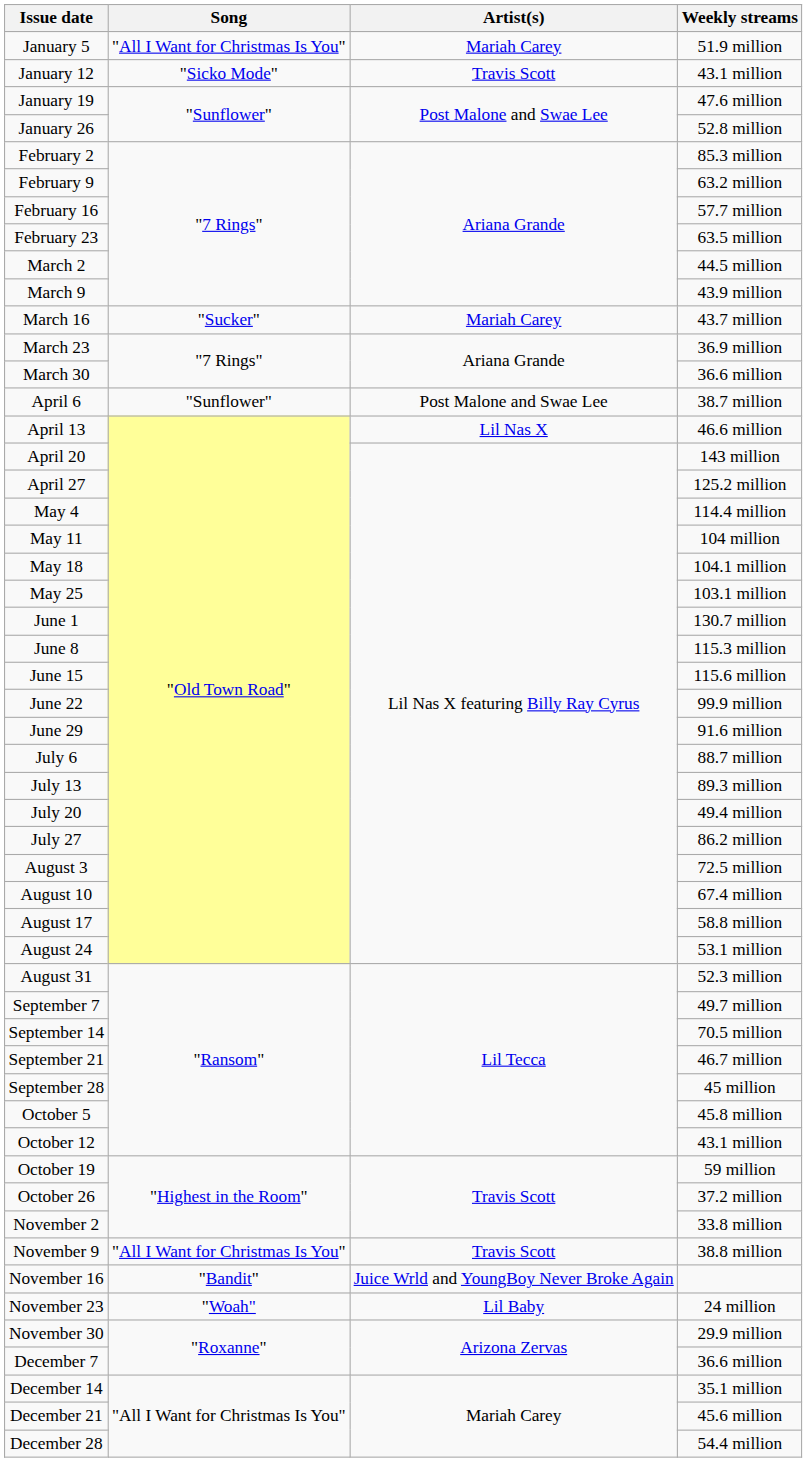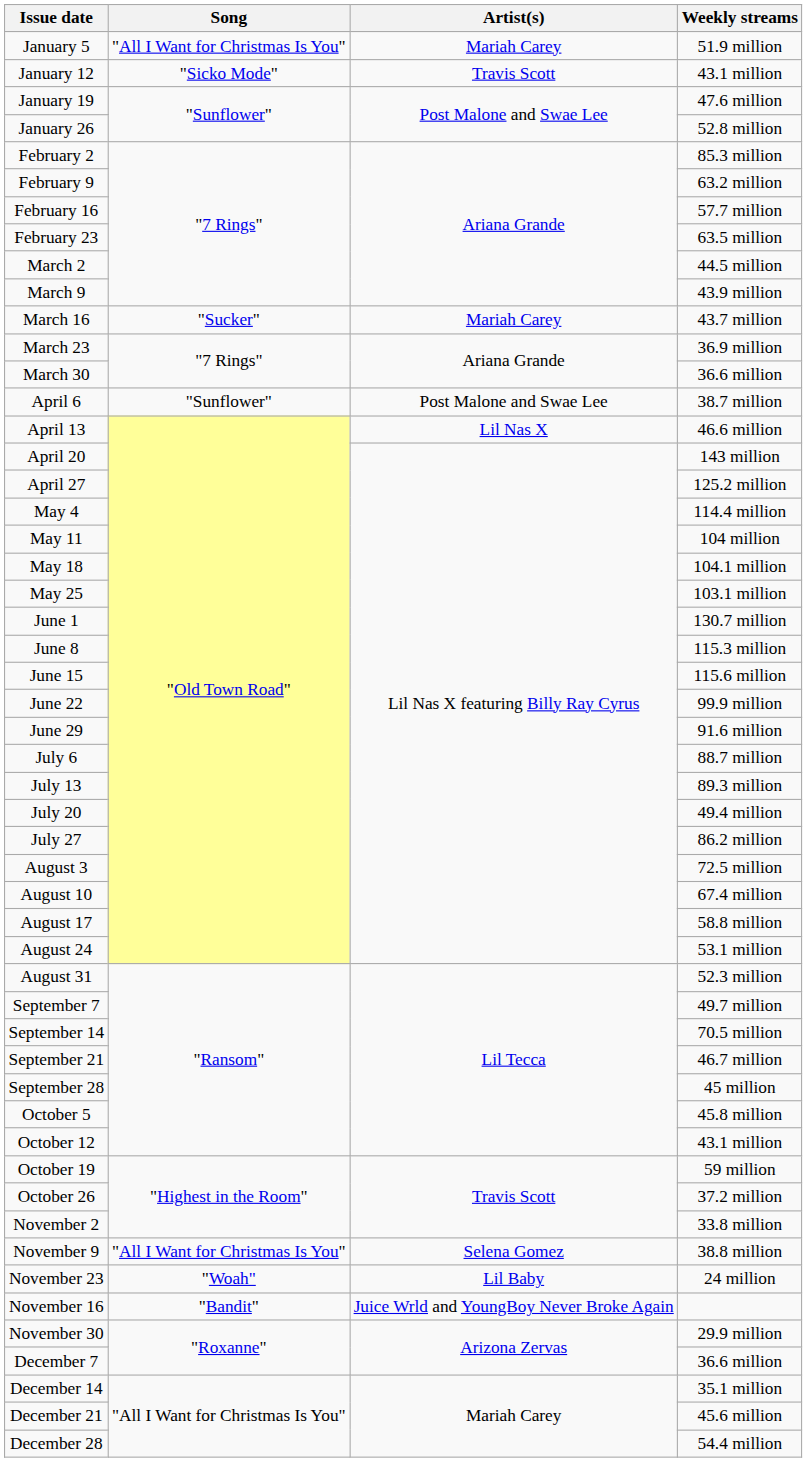(514, 1251) Travis Scott -> (514, 1251) Selena Gomez
rows swapped: (56, 1278) <-> (56, 1306)
